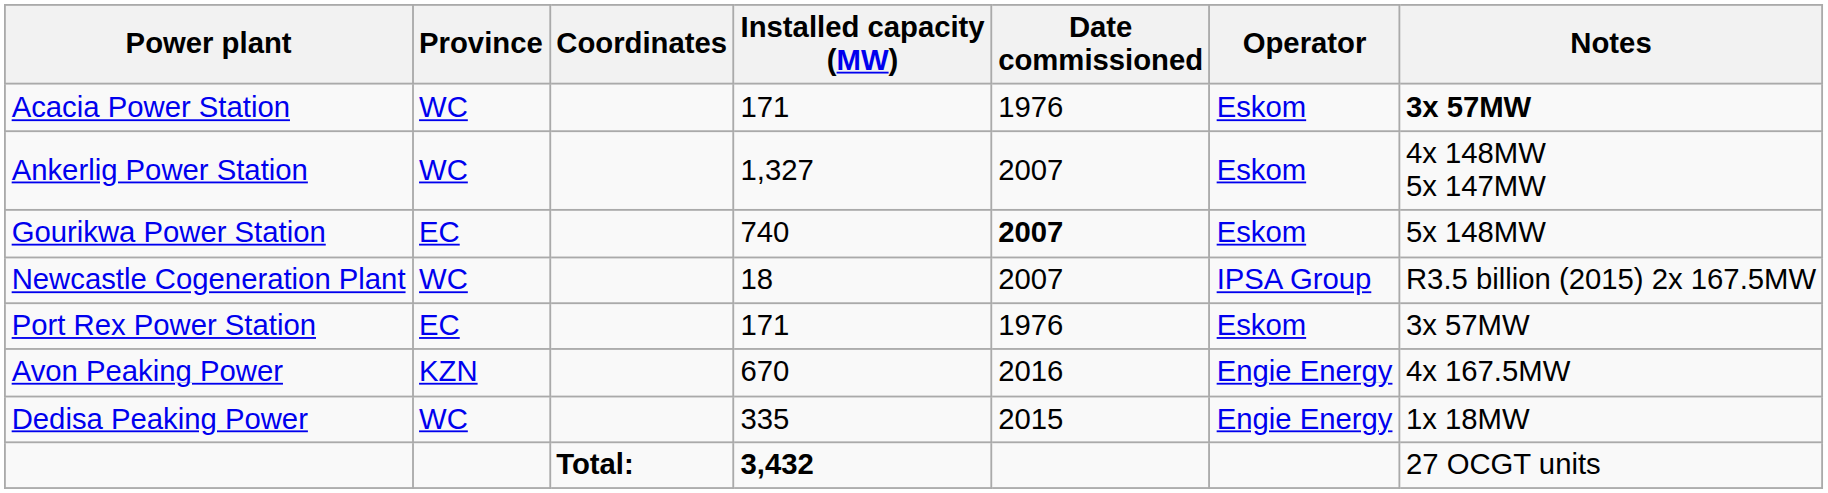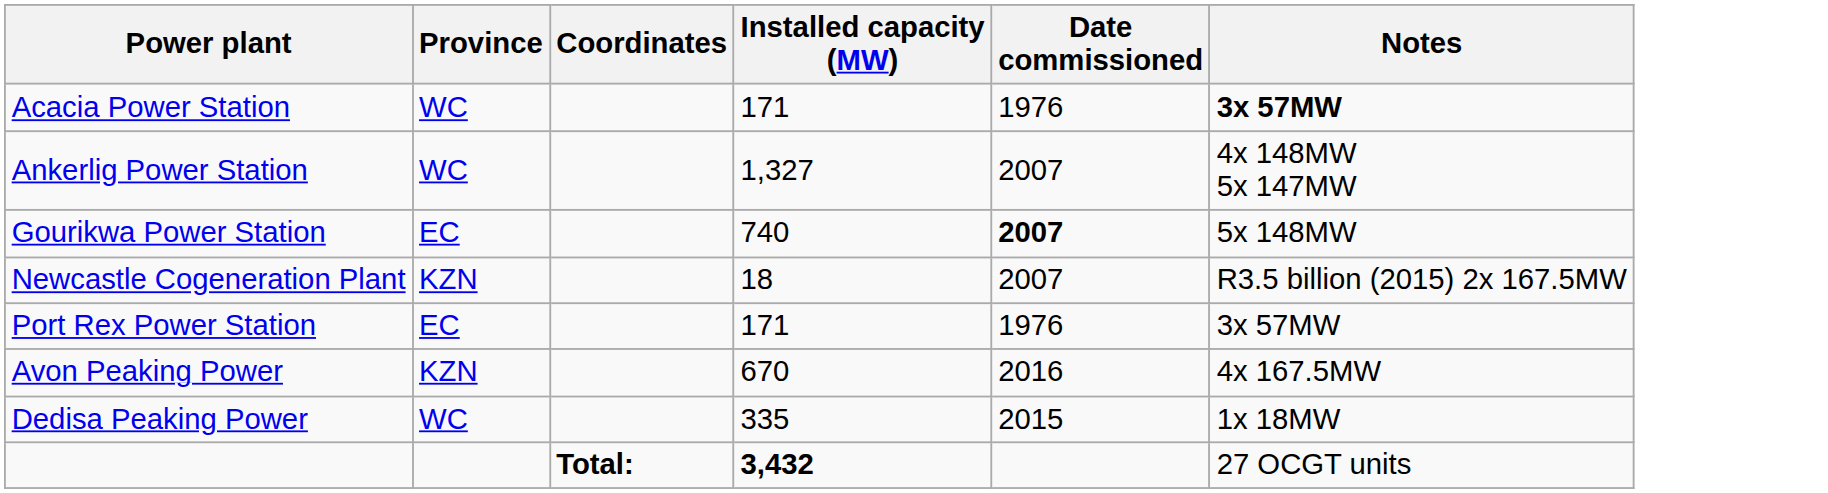- column: (1305, 44)
(443, 279) WC -> (448, 279) KZN
